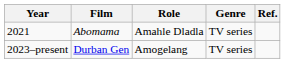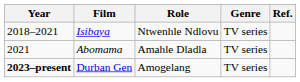+ row: (93, 31)
(38, 49) normal -> (39, 67) bold
